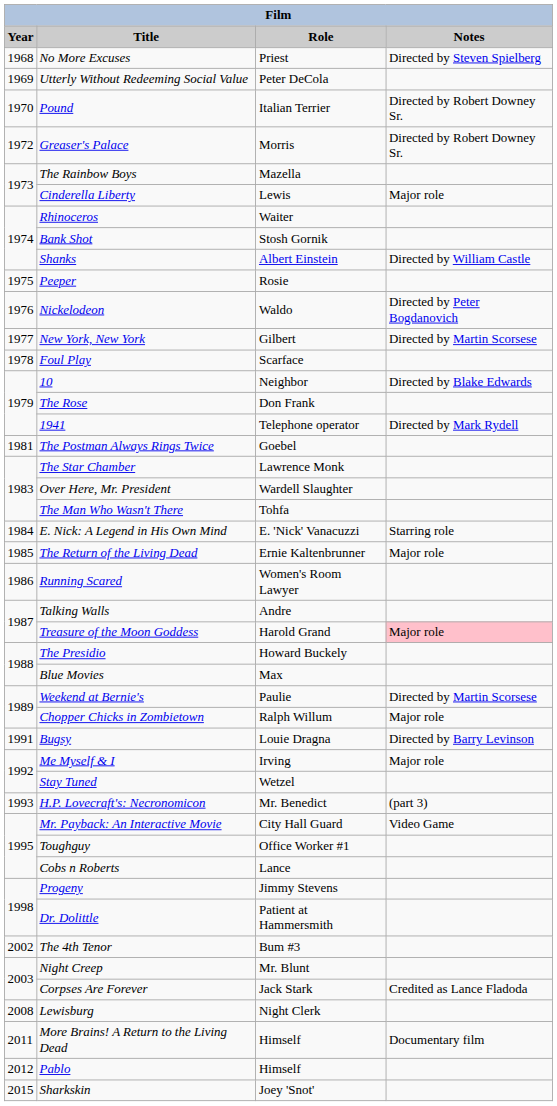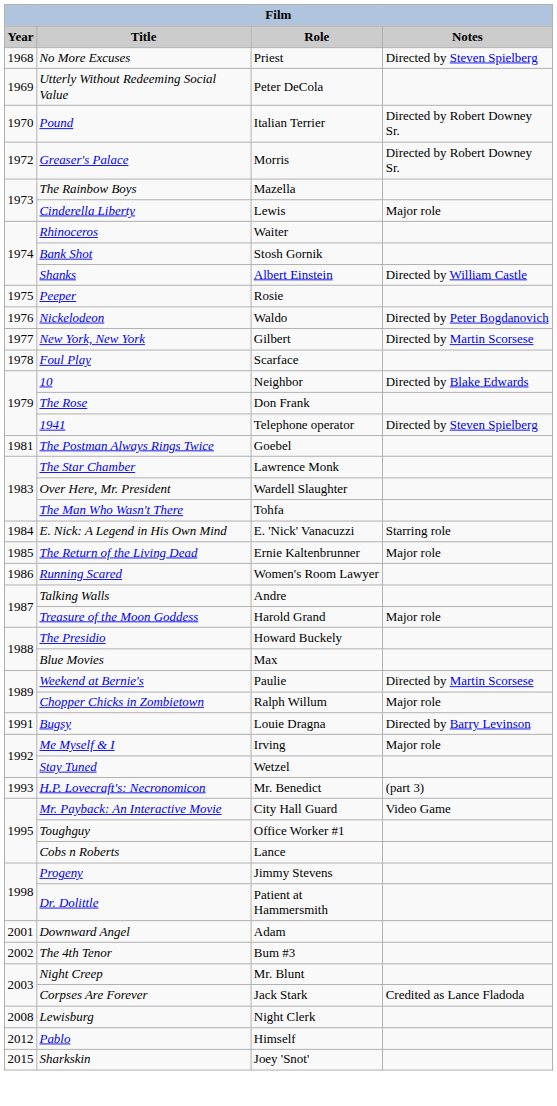(454, 424) Directed by Mark Rydell -> (462, 424) Directed by Steven Spielberg
(417, 632) pink background -> (413, 617) no background
+ row: (85, 931)
- row: (133, 1040)
